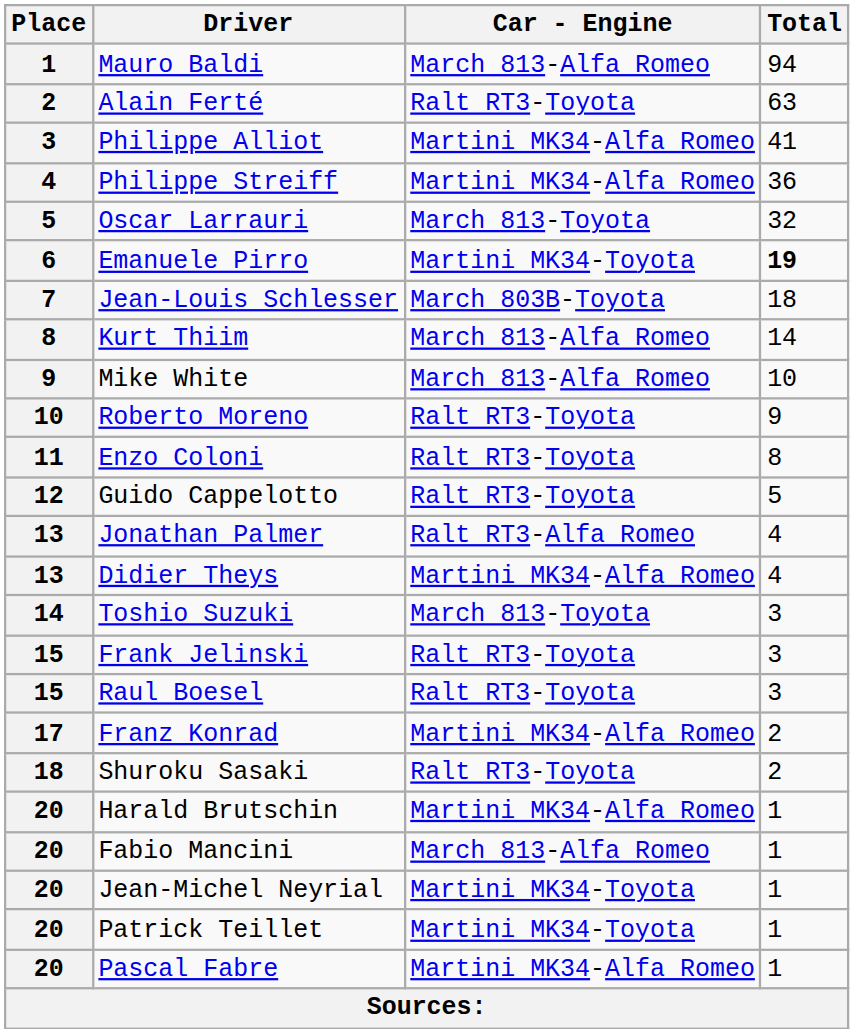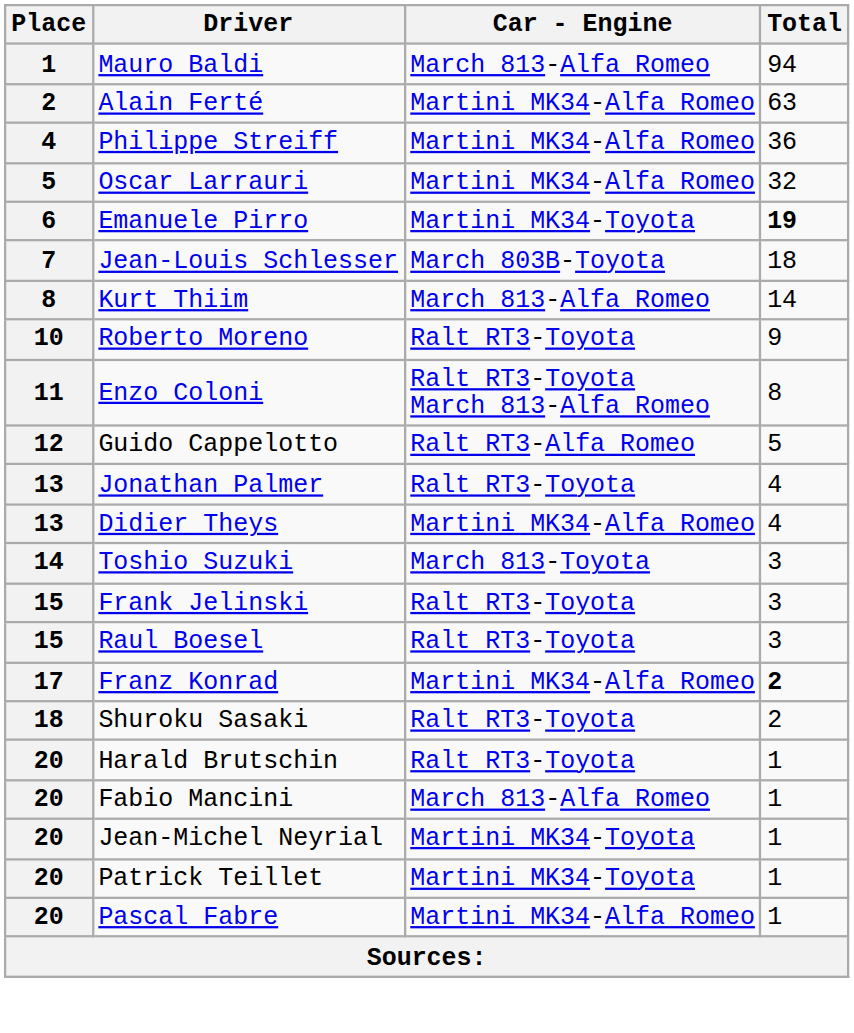(523, 104) Ralt RT3-Toyota -> (583, 104) Martini MK34-Alfa Romeo
- row: (211, 143)
(530, 222) March 813-Toyota -> (583, 182) Martini MK34-Alfa Romeo
- row: (173, 379)
(523, 458) Ralt RT3-Toyota -> (560, 392) Ralt RT3-Toyota March 813-Alfa Romeo
(523, 497) Ralt RT3-Toyota -> (553, 445) Ralt RT3-Alfa Romeo
(553, 536) Ralt RT3-Alfa Romeo -> (523, 485) Ralt RT3-Toyota
(775, 733) normal -> (775, 681) bold
(583, 812) Martini MK34-Alfa Romeo -> (523, 760) Ralt RT3-Toyota
